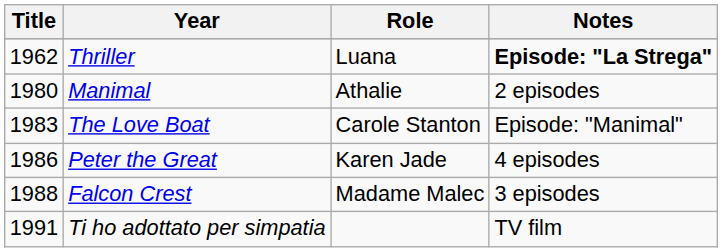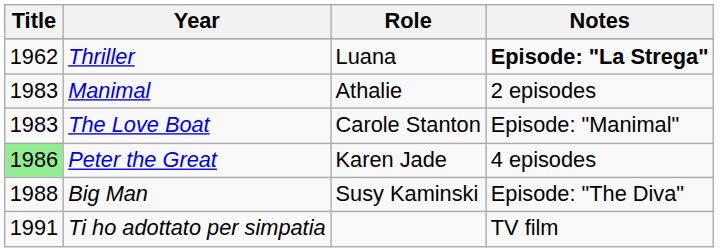(34, 90) 1980 -> (34, 90) 1983
(34, 159) no background -> (34, 159) lightgreen background
- row: (130, 194)
+ row: (108, 194)
